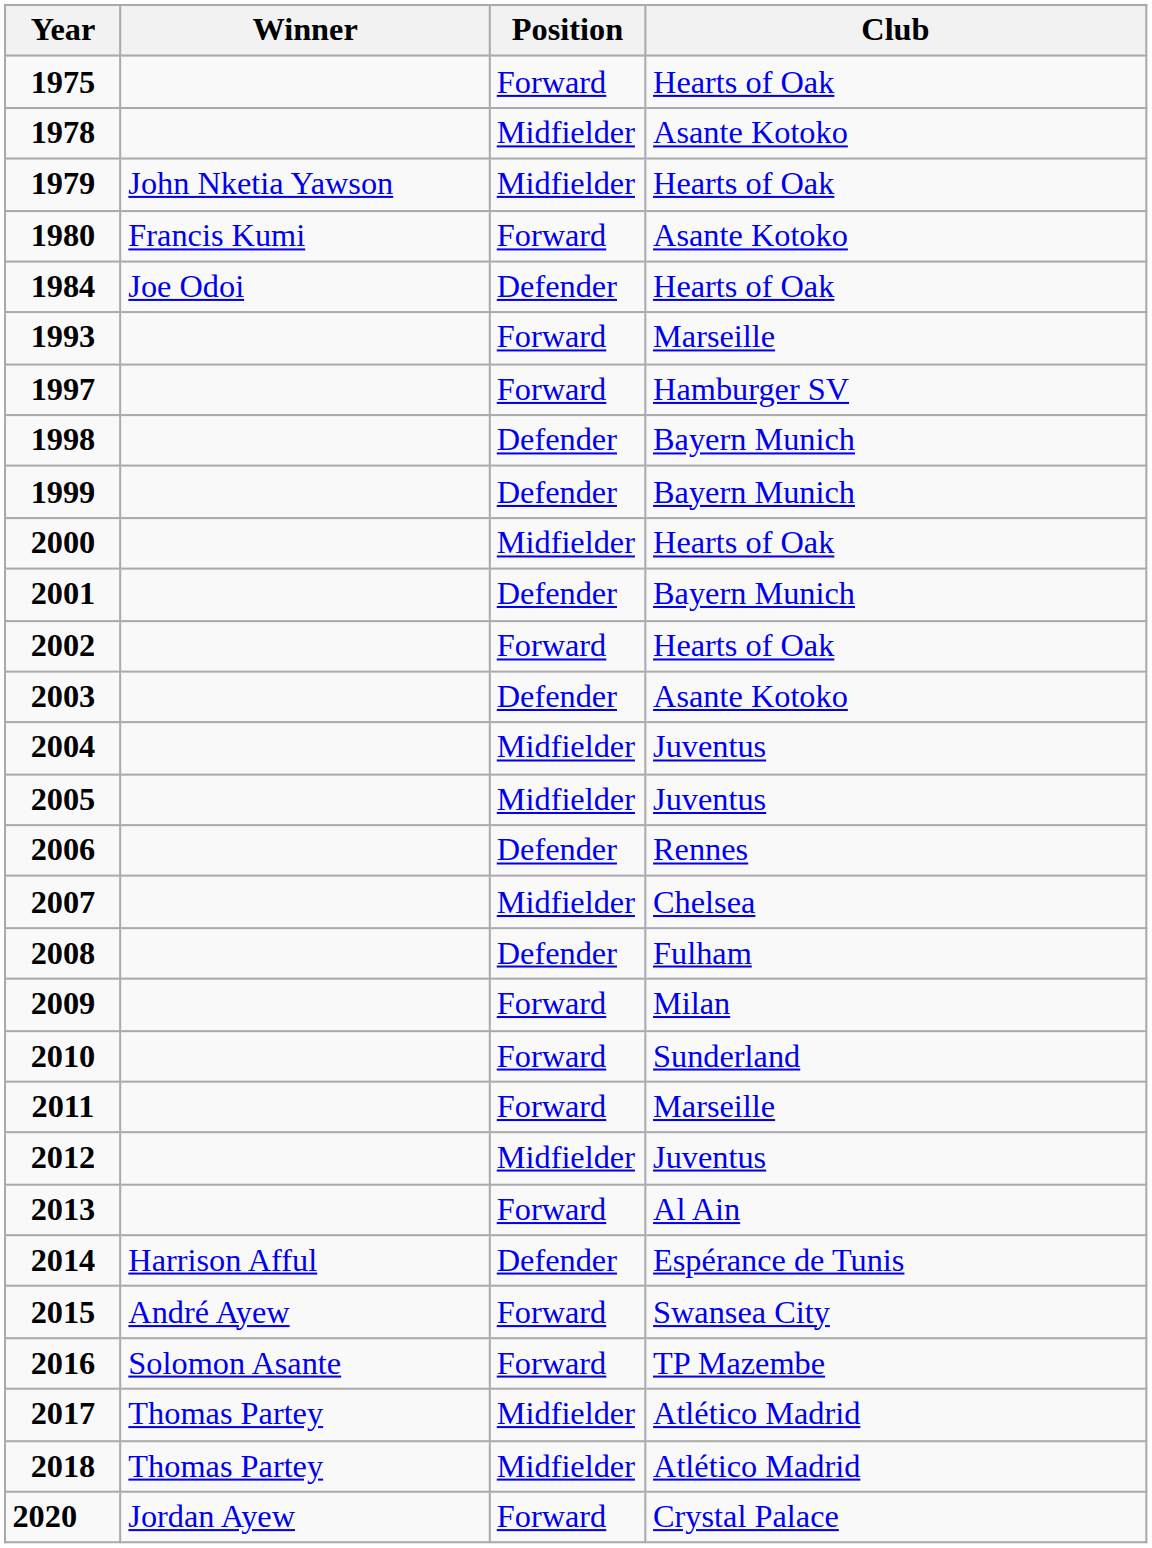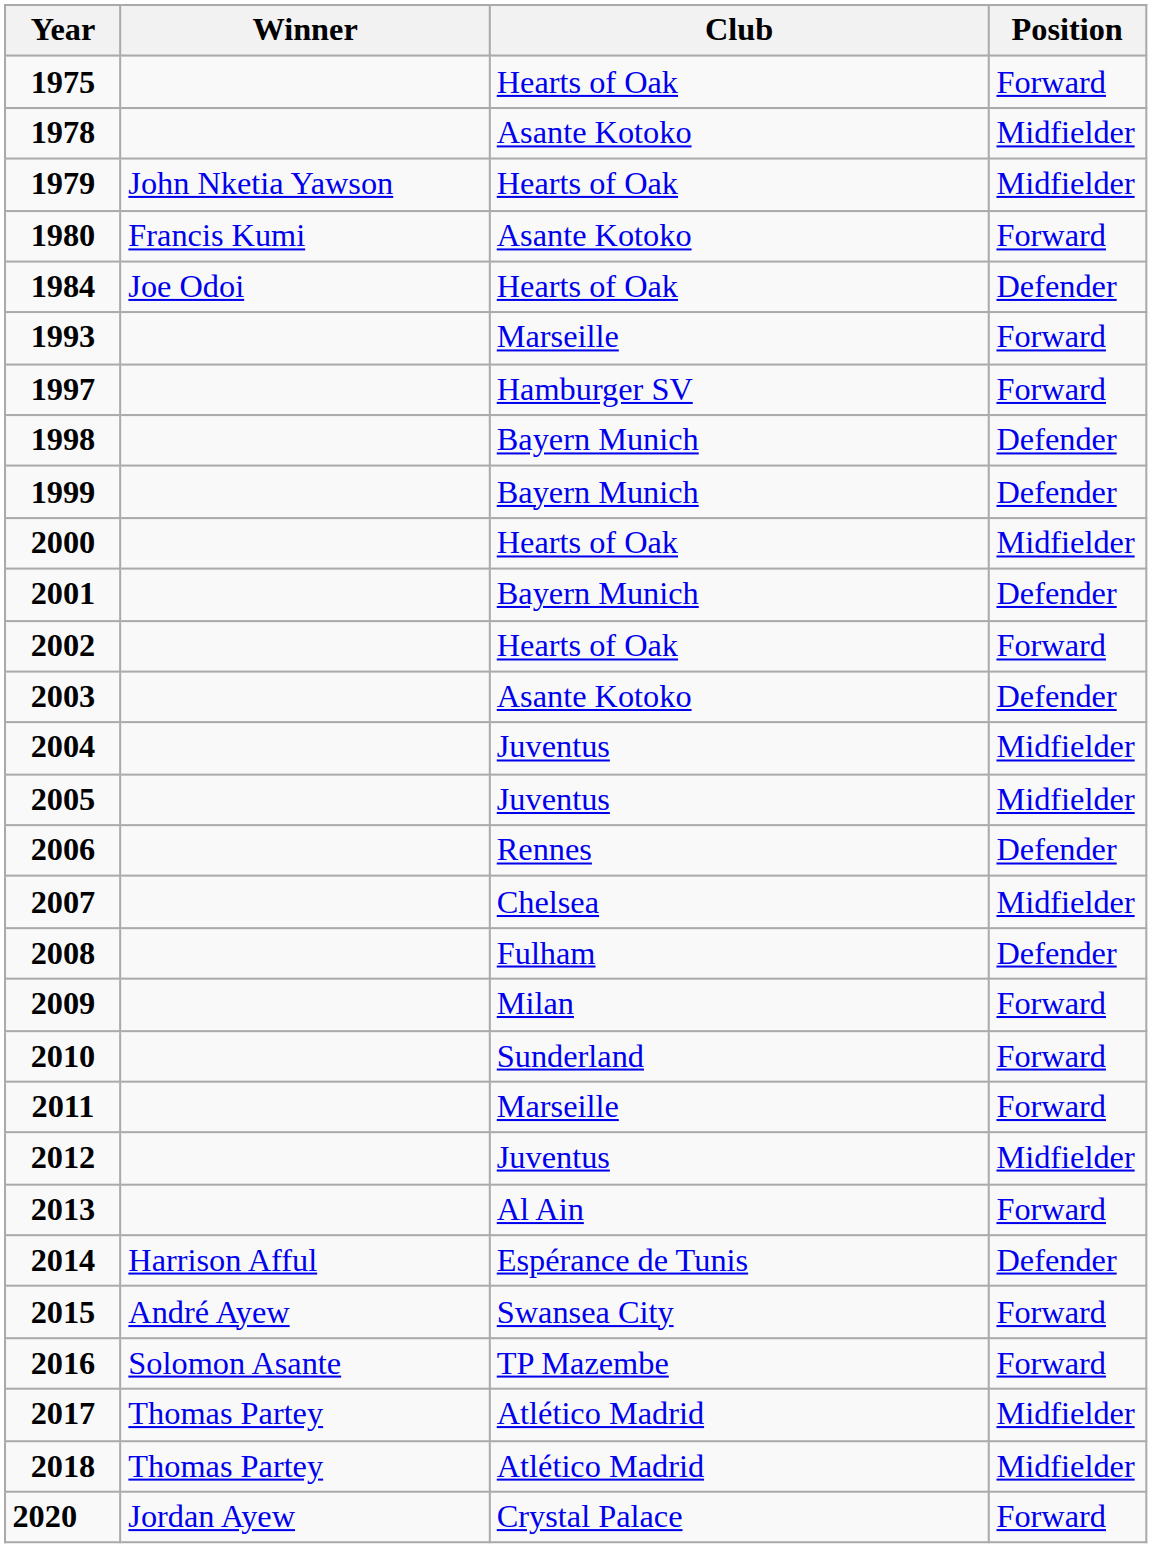columns swapped: (895, 30) <-> (567, 30)
